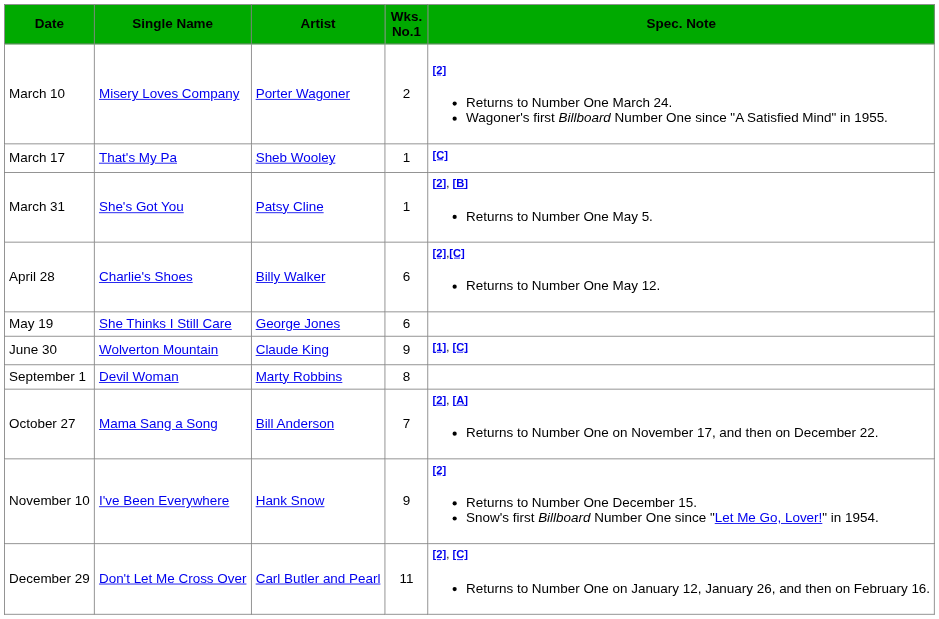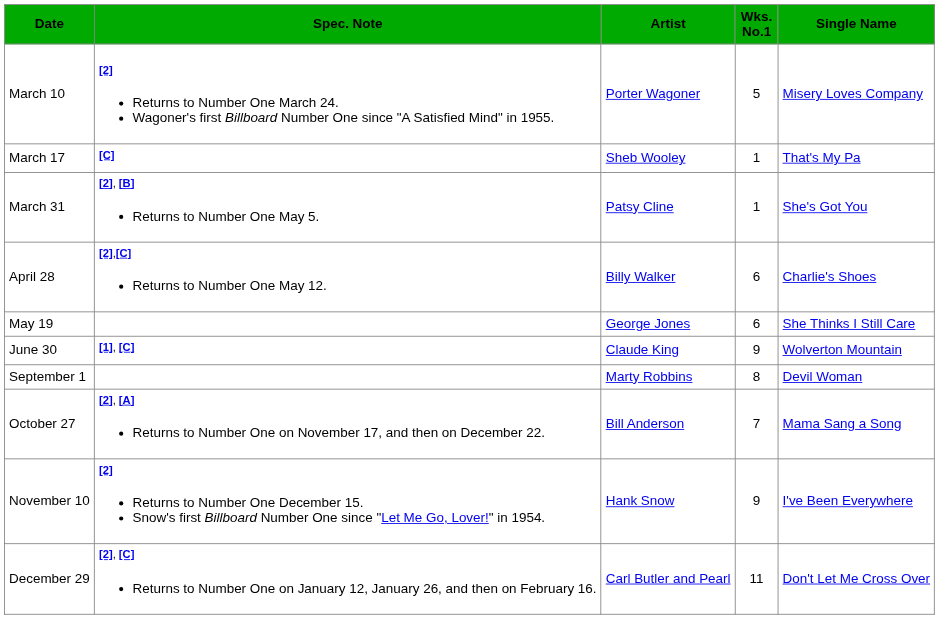columns swapped: (173, 24) <-> (681, 24)
(406, 94) 2 -> (757, 94) 5
